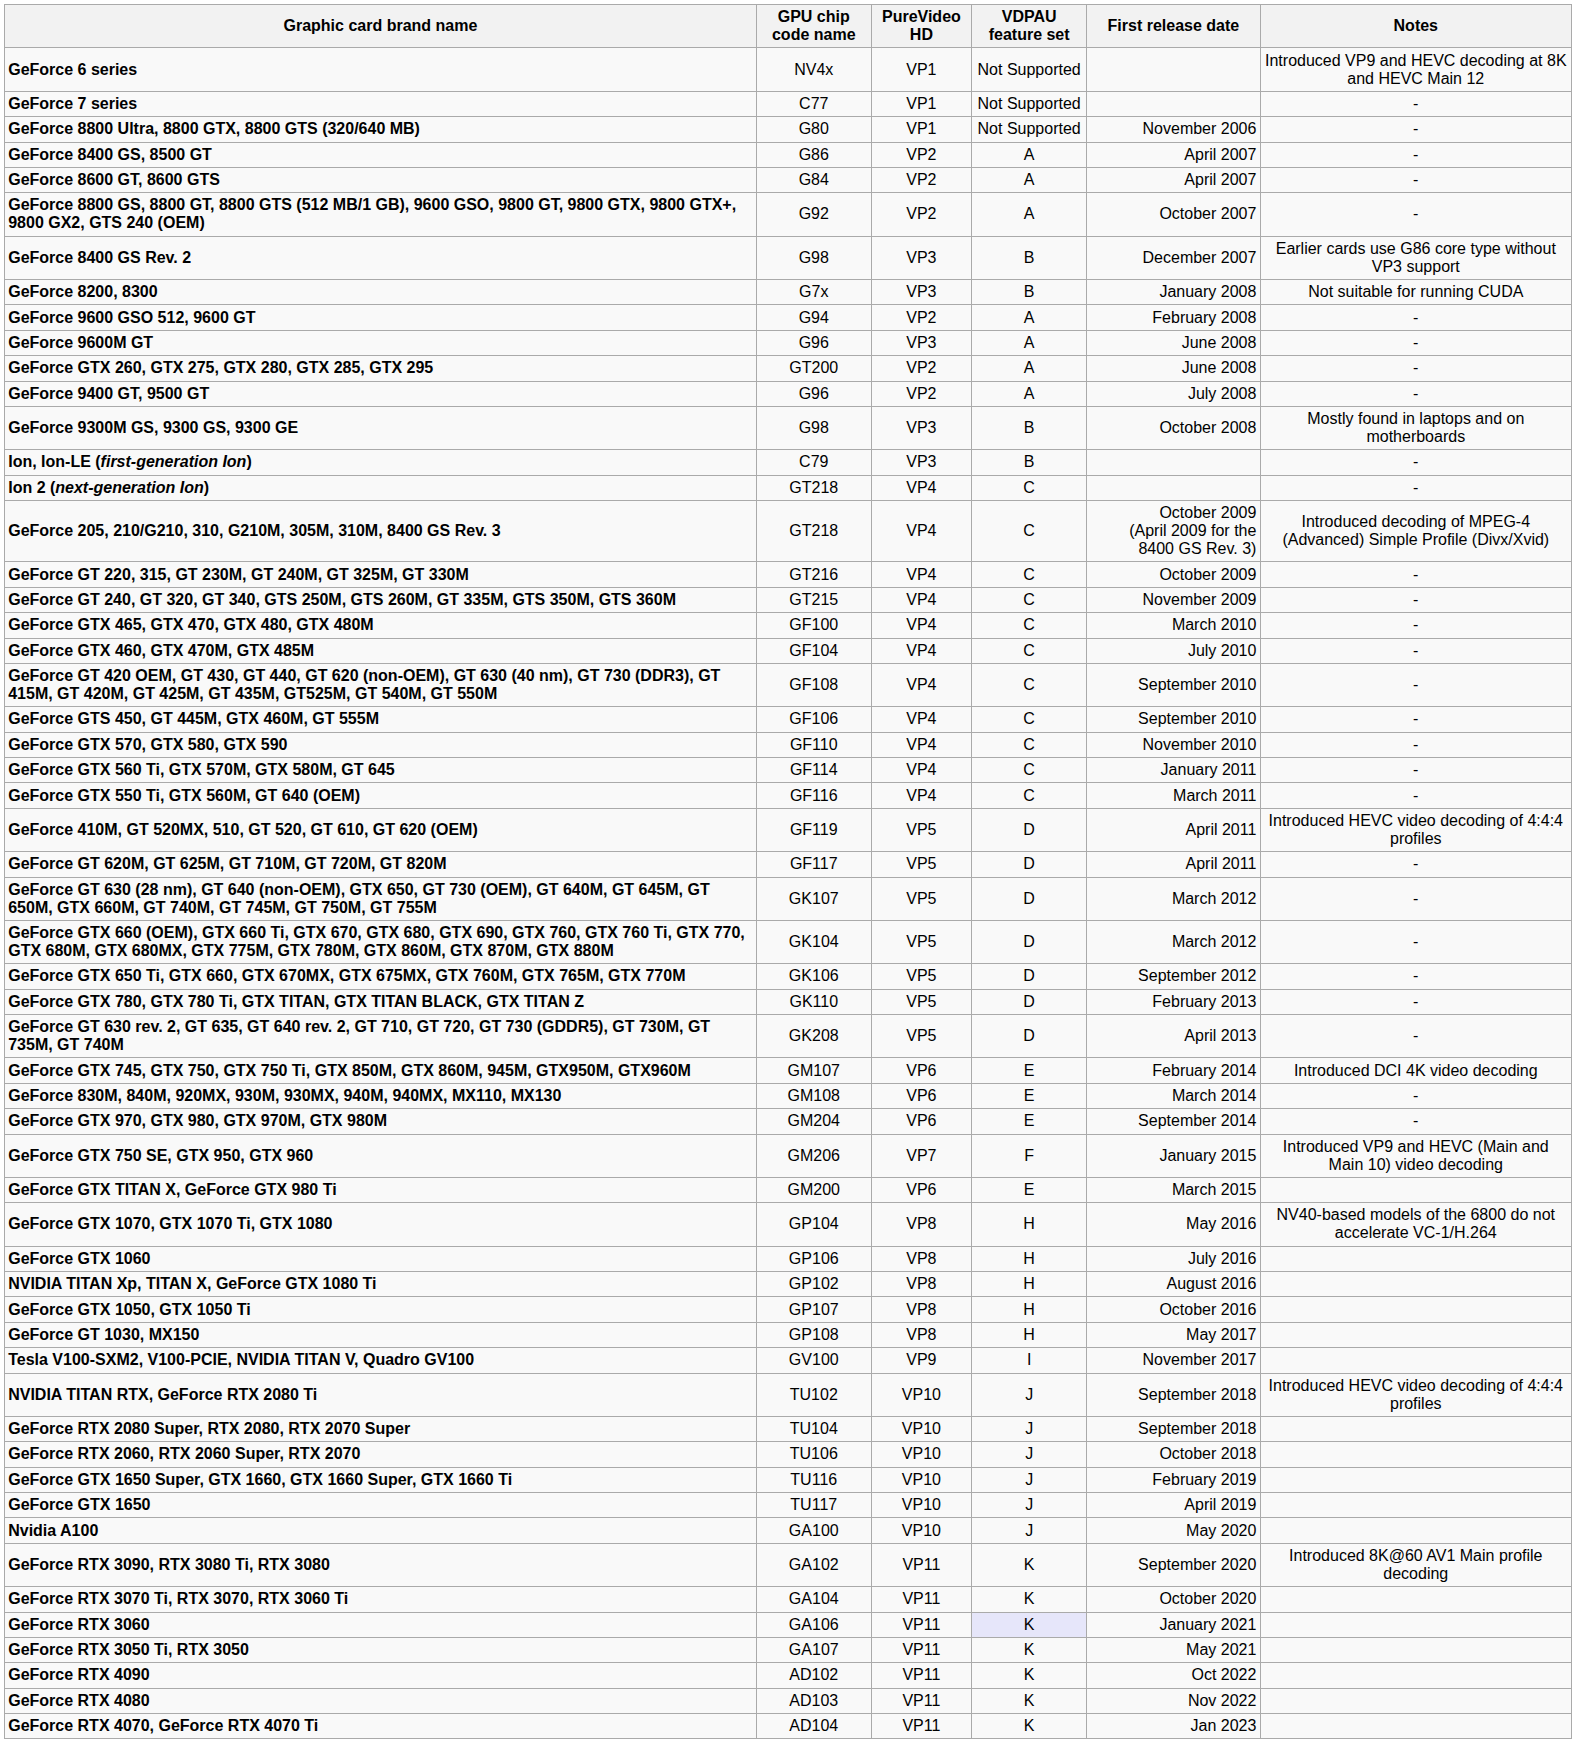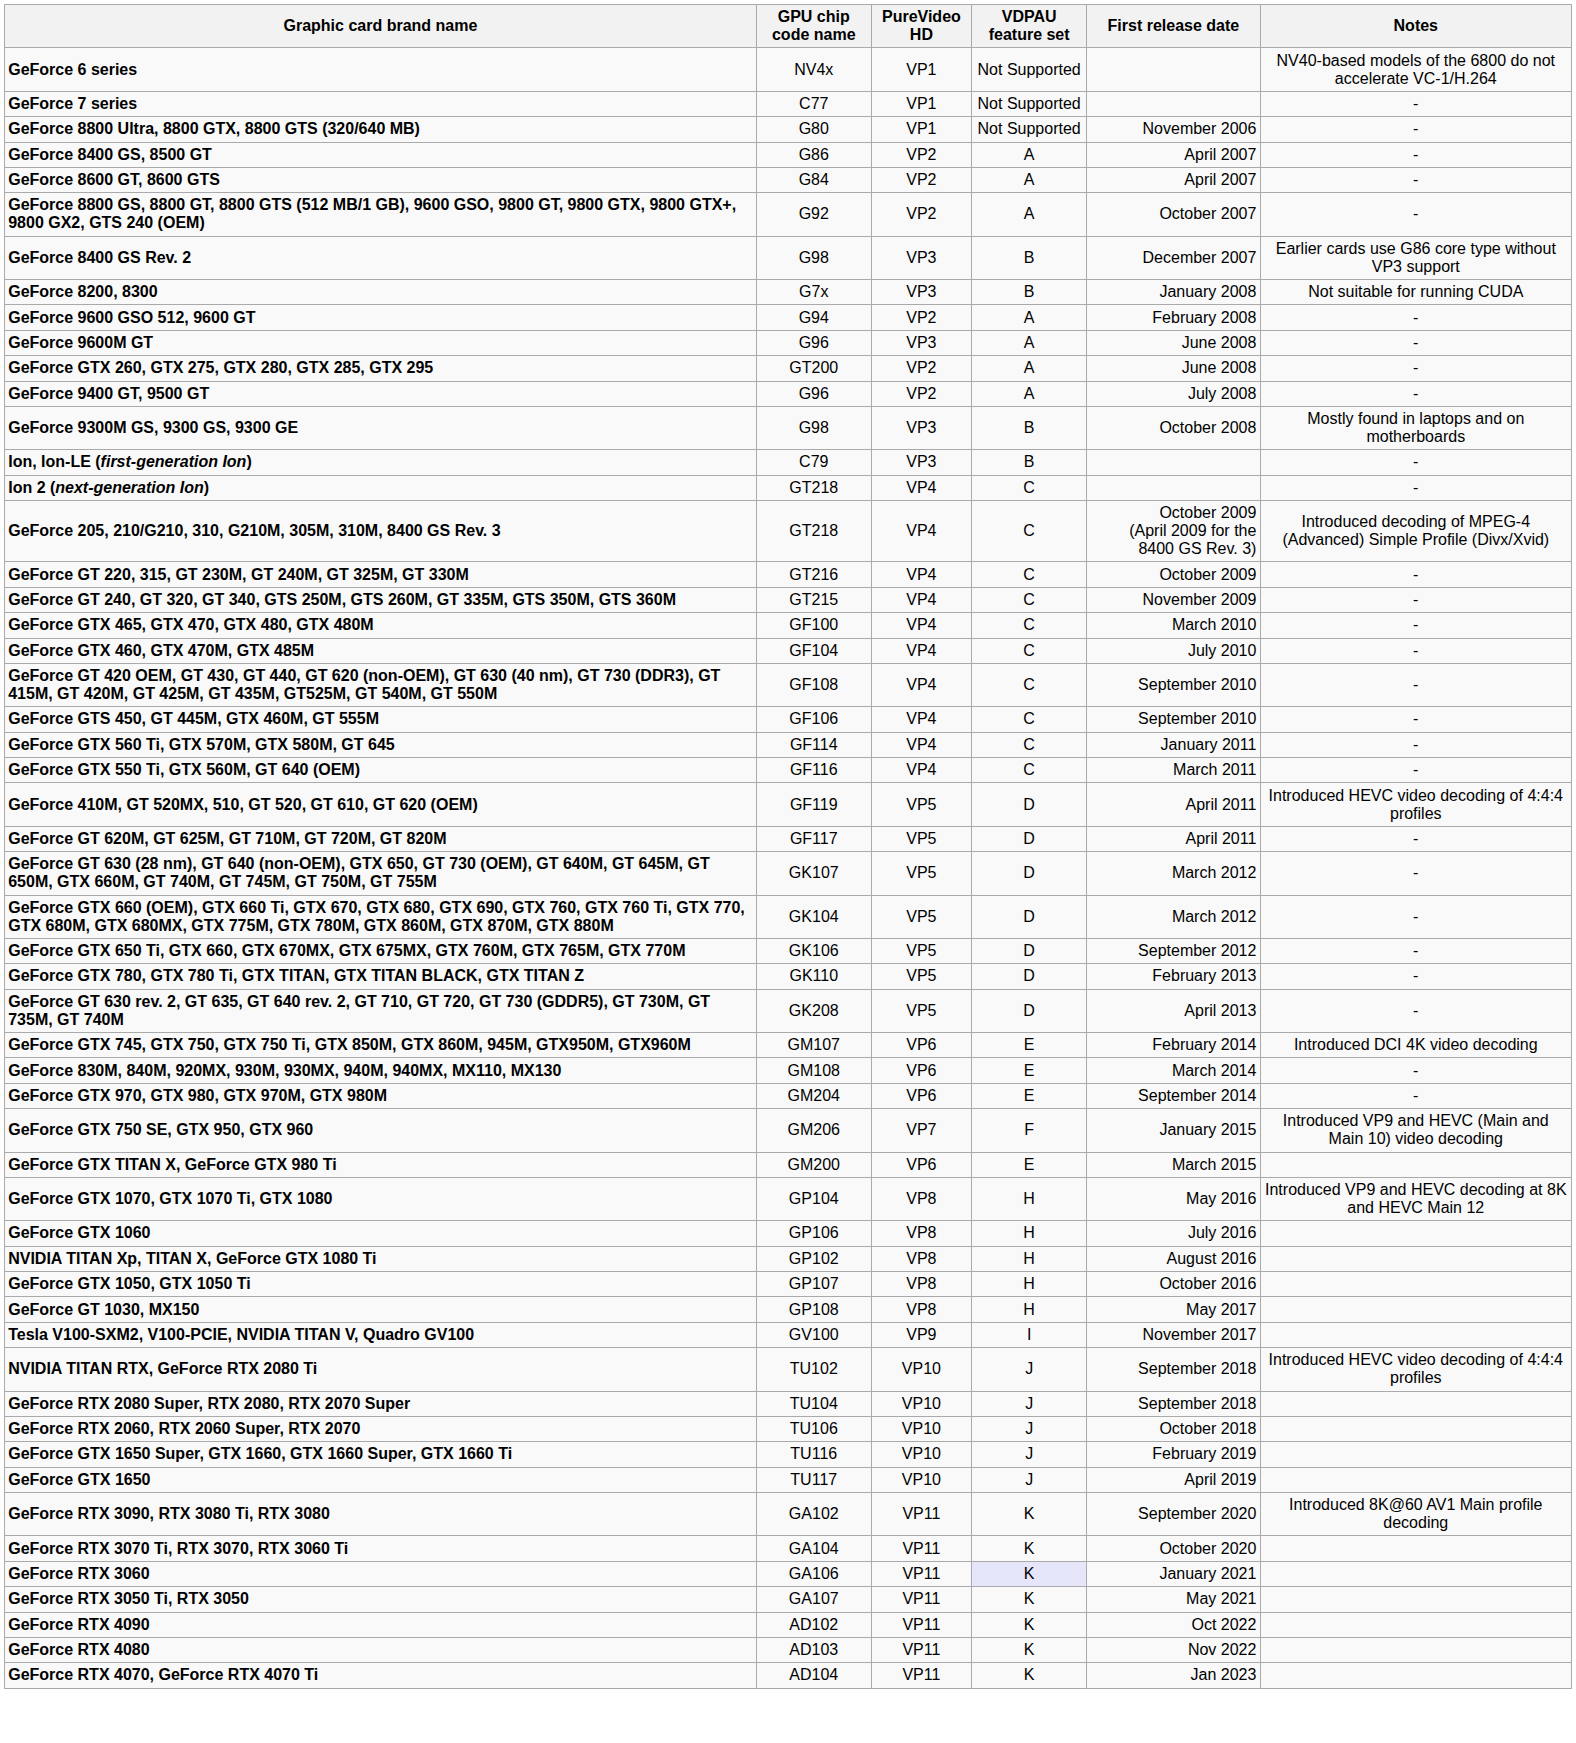(1416, 69) Introduced VP9 and HEVC decoding at 8K and HEVC Main 12 -> (1416, 69) NV40-based models of the 6800 do not accelerate VC-1/H.264
- row: (148, 744)
(1416, 1224) NV40-based models of the 6800 do not accelerate VC-1/H.264 -> (1416, 1199) Introduced VP9 and HEVC decoding at 8K and HEVC Main 12
- row: (53, 1530)
